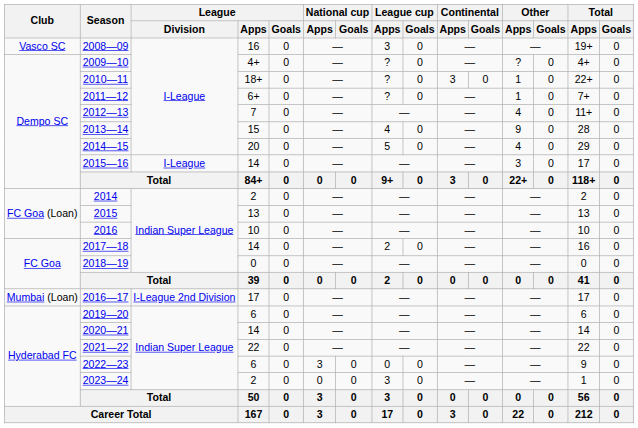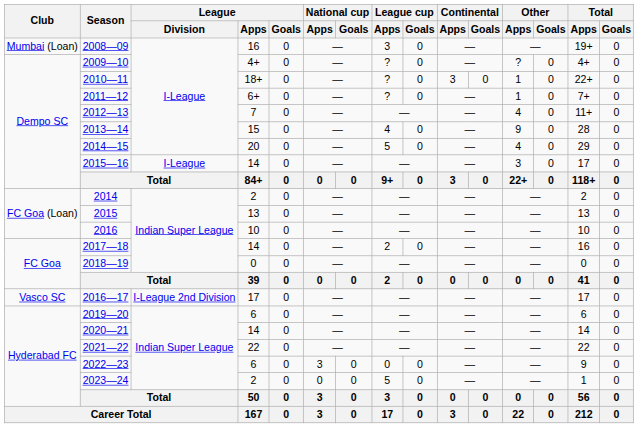(42, 46) Vasco SC -> (42, 46) Mumbai (Loan)
(42, 297) Mumbai (Loan) -> (42, 297) Vasco SC
(387, 381) 3 -> (387, 381) 5
